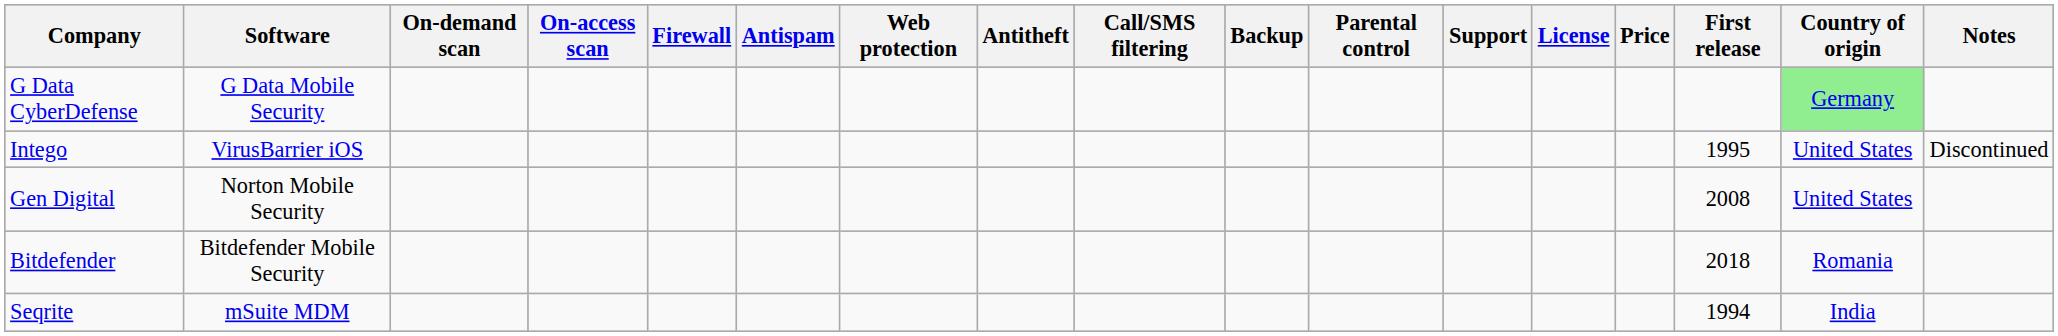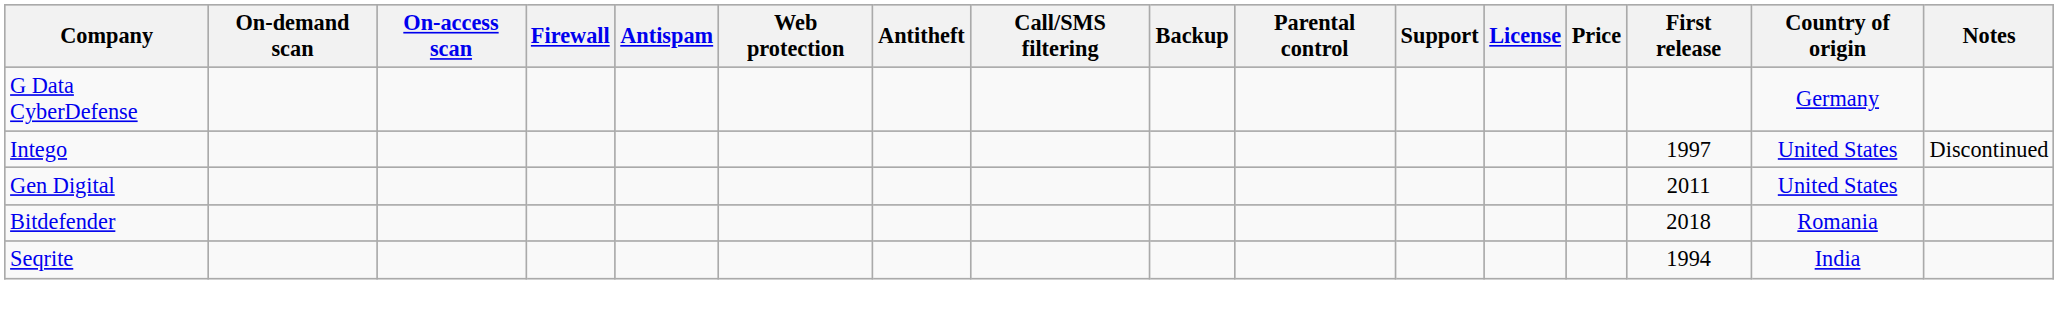- column: (287, 35)
(1853, 98) lightgreen background -> (1838, 98) no background
(1728, 148) 1995 -> (1689, 148) 1997
(1728, 198) 2008 -> (1689, 185) 2011
